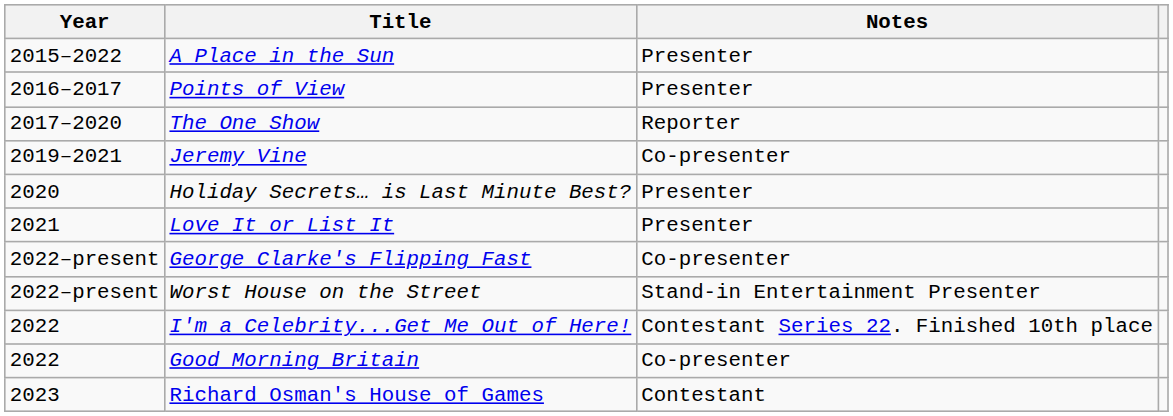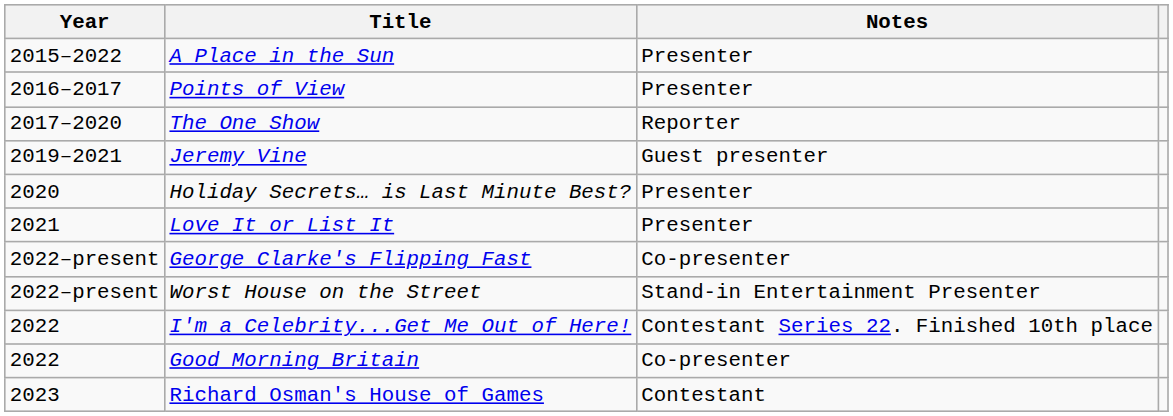(716, 157) Co-presenter -> (735, 157) Guest presenter
